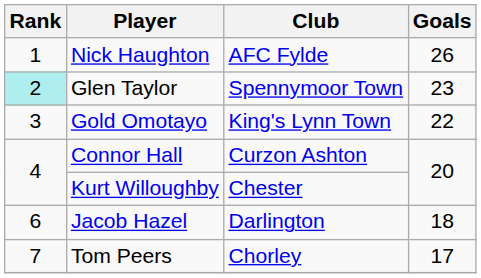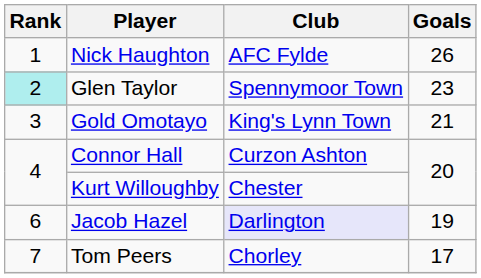(442, 121) 22 -> (442, 121) 21
(277, 222) no background -> (277, 222) lavender background
(442, 222) 18 -> (442, 222) 19
